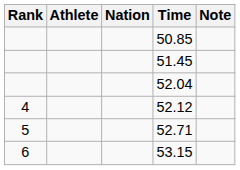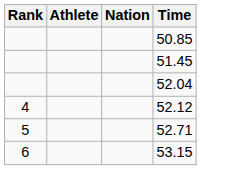- column: (215, 15)
